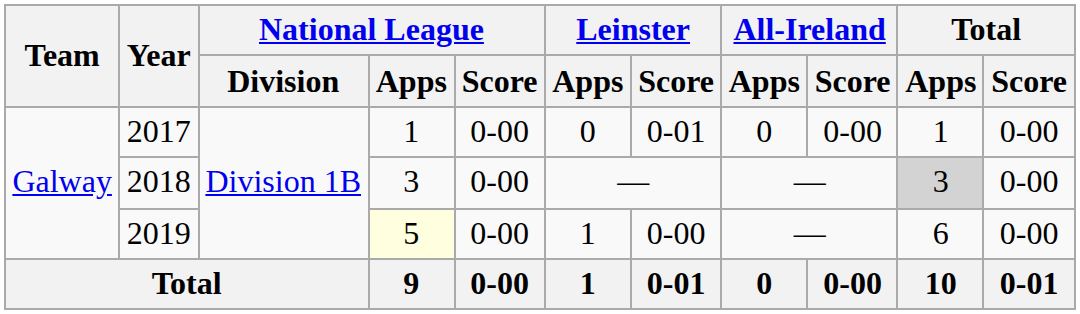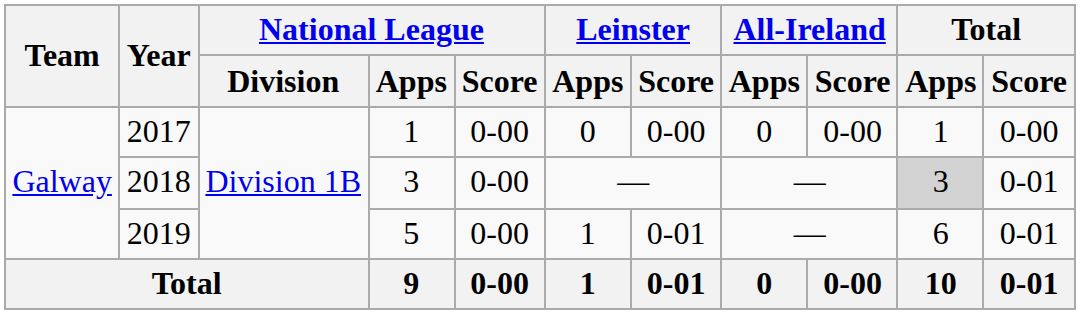(676, 131) 0-01 -> (676, 131) 0-00
(1029, 182) 0-00 -> (1029, 182) 0-01
(411, 232) lightyellow background -> (411, 232) no background
(676, 232) 0-00 -> (676, 232) 0-01
(1029, 232) 0-00 -> (1029, 232) 0-01
